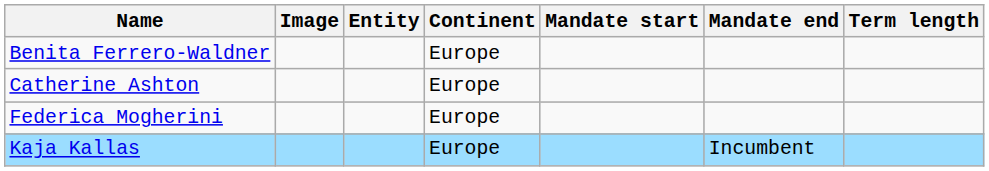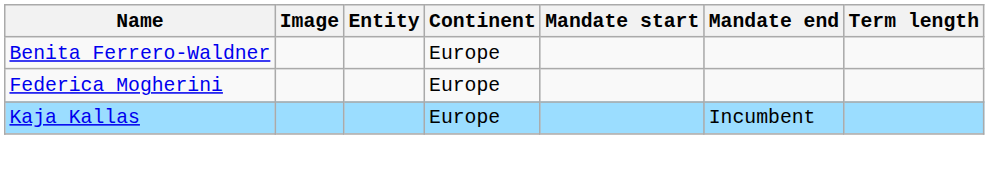- row: (104, 85)
